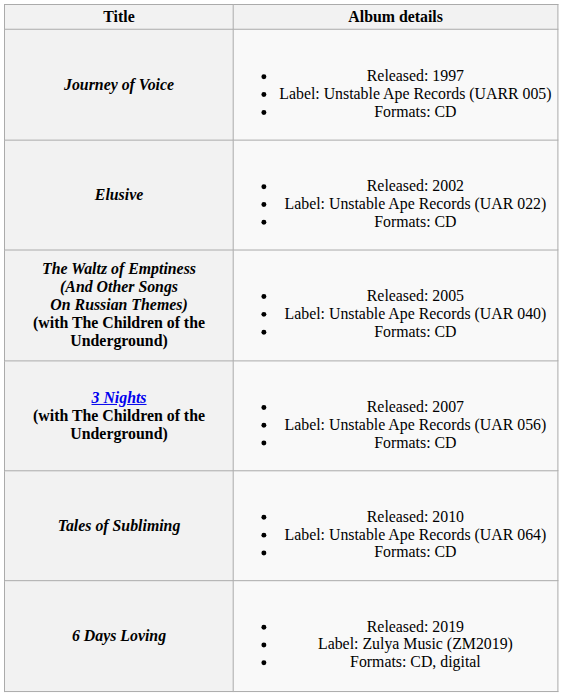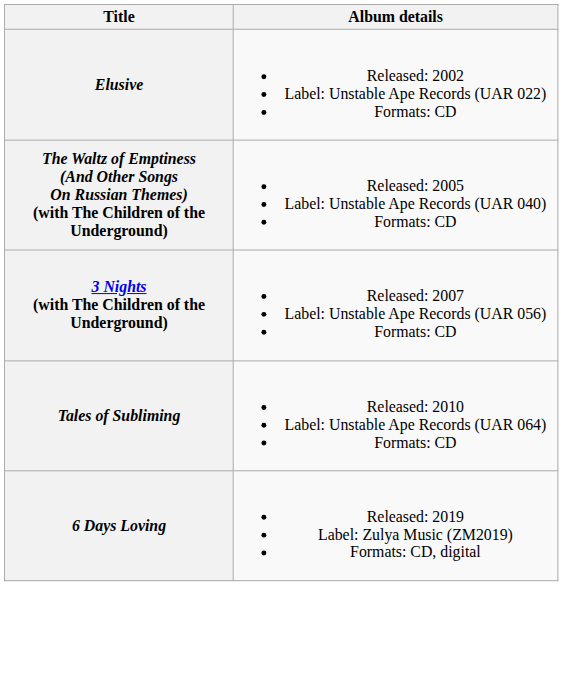- row: (119, 84)
